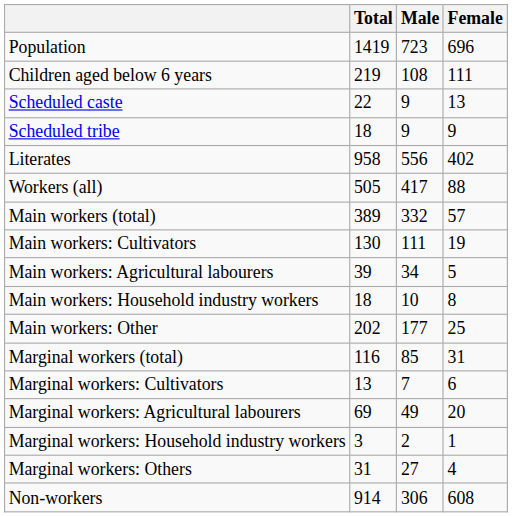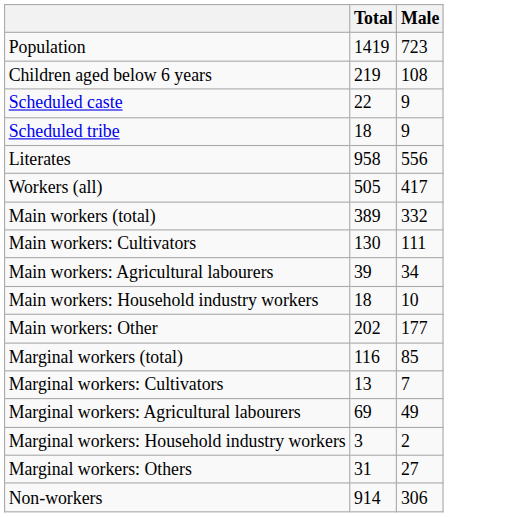- column: (475, 18)
